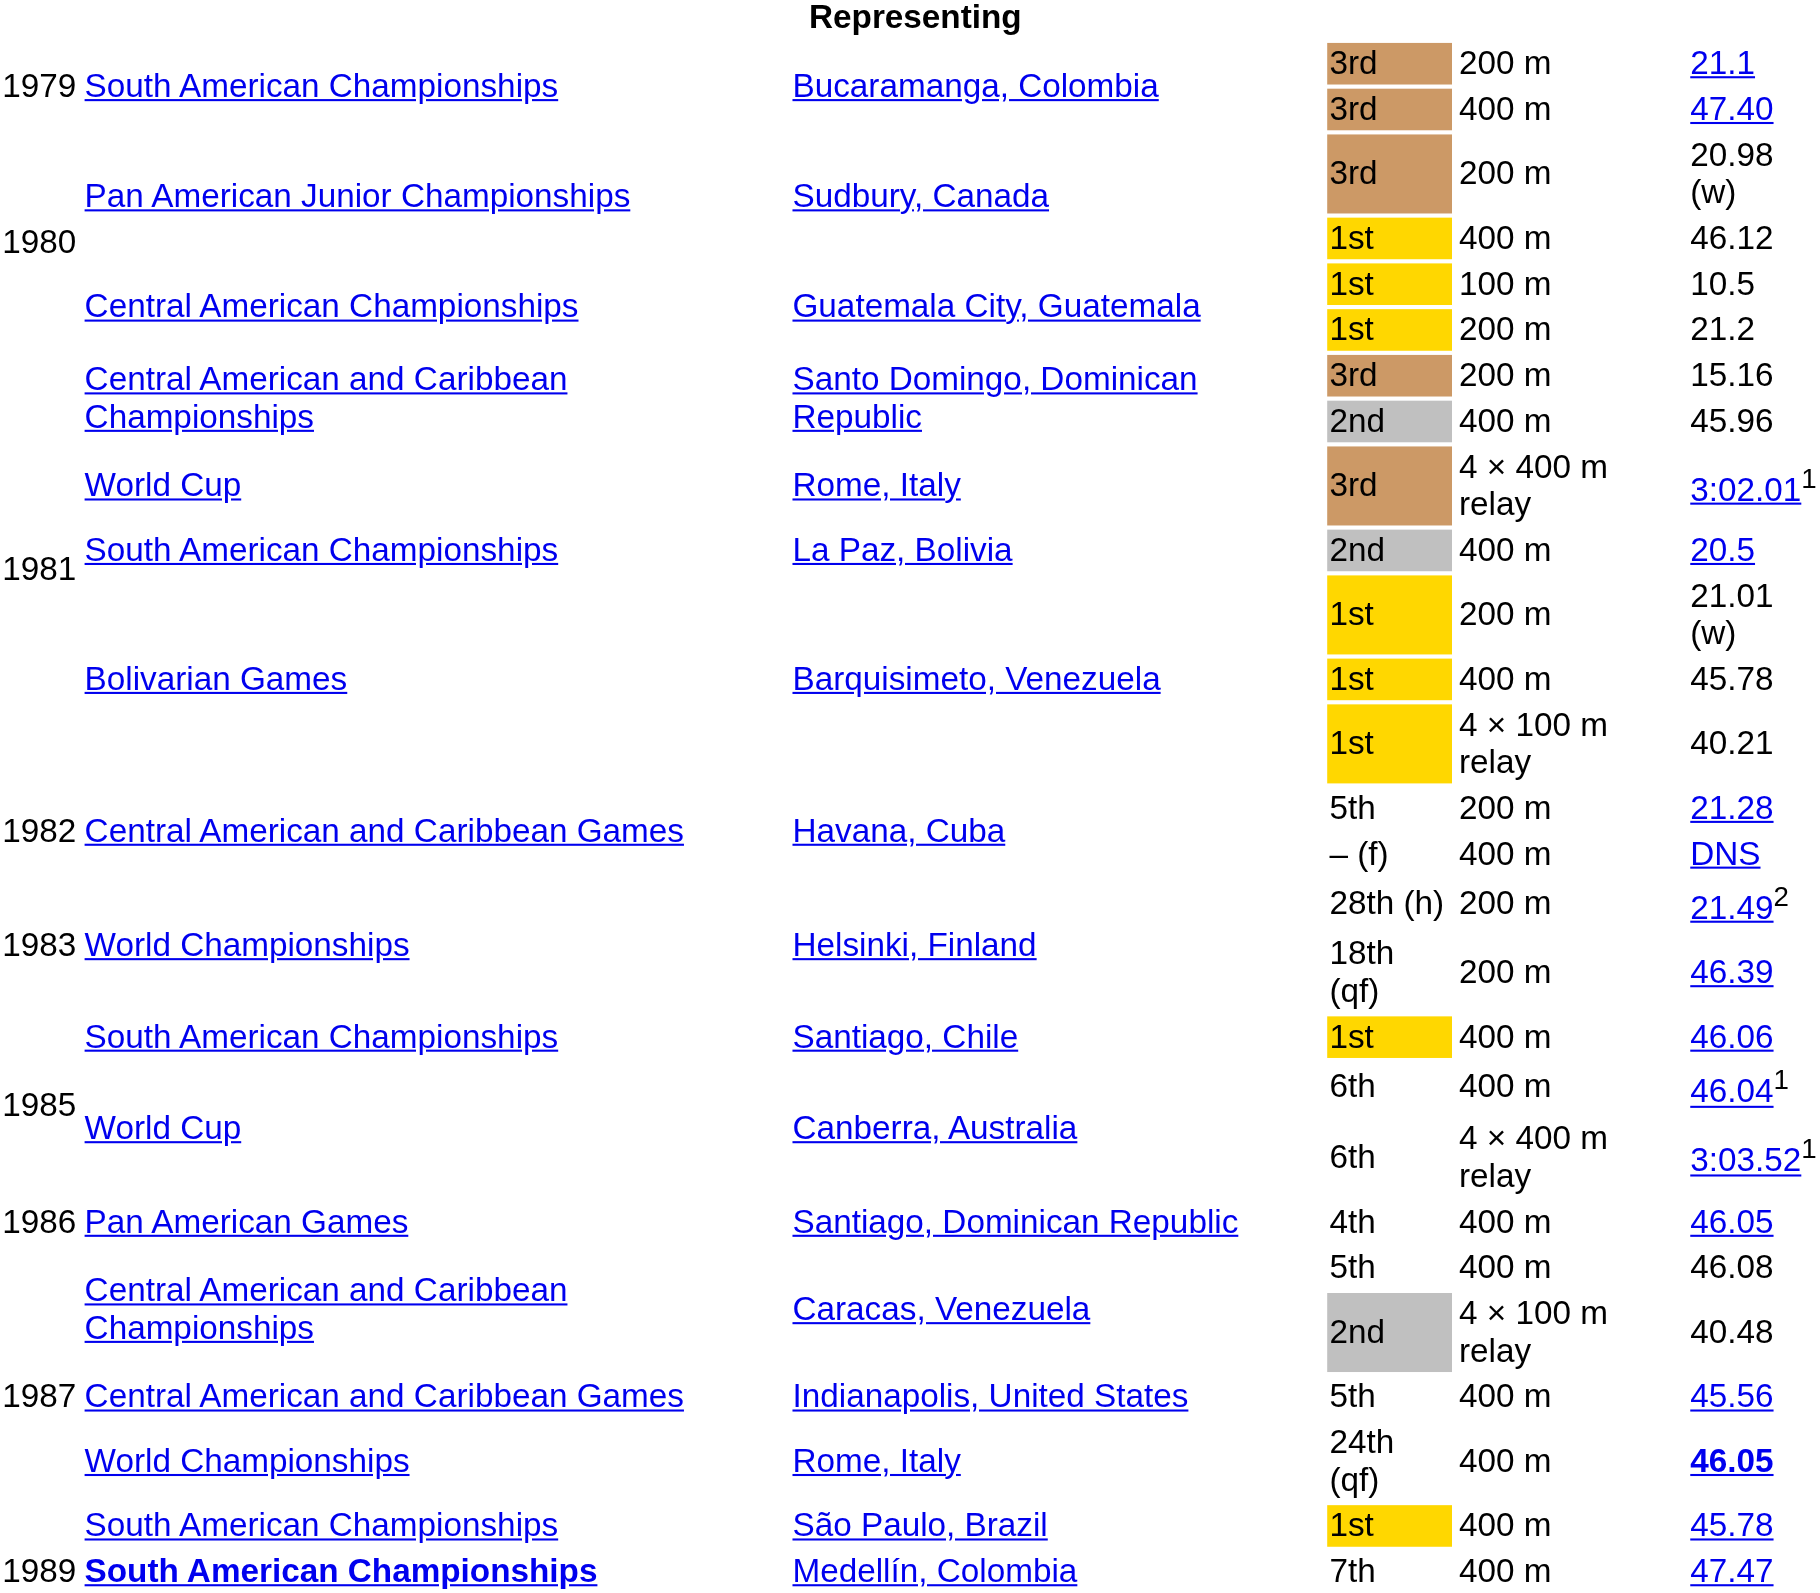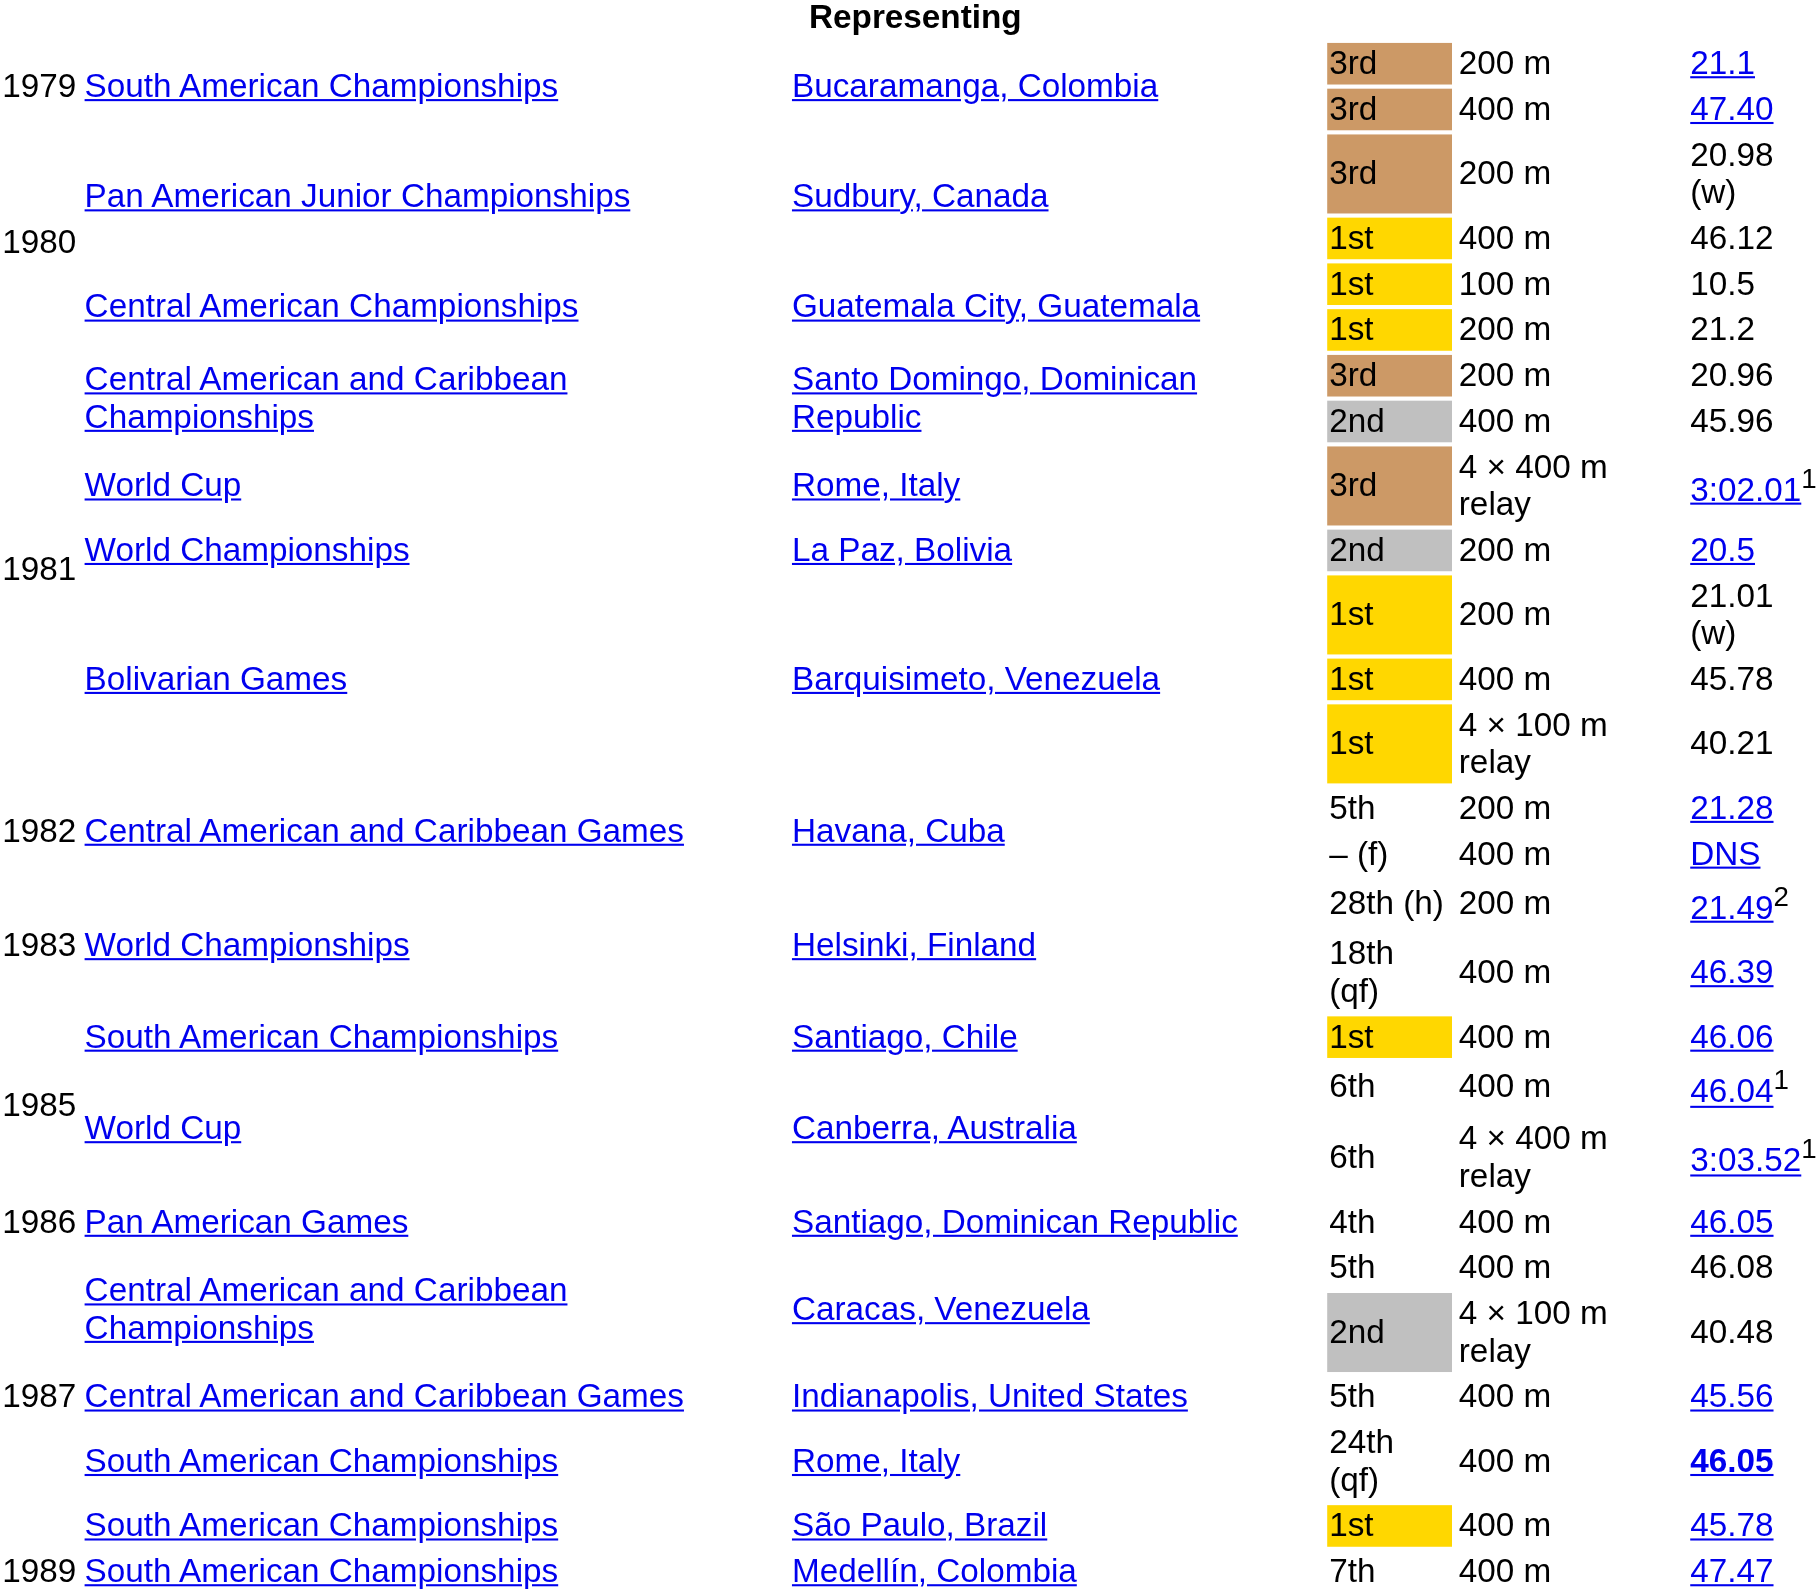(1732, 375) 15.16 -> (1732, 375) 20.96
(321, 549) South American Championships -> (247, 549) World Championships
(1505, 549) 400 m -> (1505, 549) 200 m
(1505, 972) 200 m -> (1505, 972) 400 m
(247, 1460) World Championships -> (321, 1460) South American Championships
(341, 1570) bold -> (321, 1570) normal
